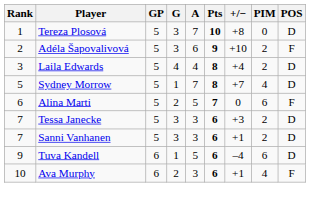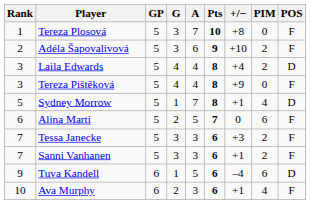(292, 31) D -> (292, 31) F
+ row: (76, 84)
(238, 84) +7 -> (238, 102) +1
(292, 119) D -> (292, 137) F
(292, 137) D -> (292, 155) F
